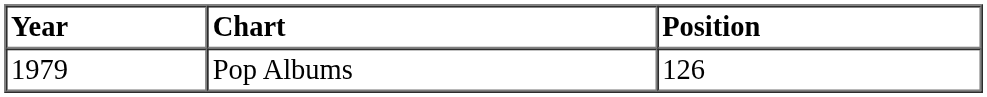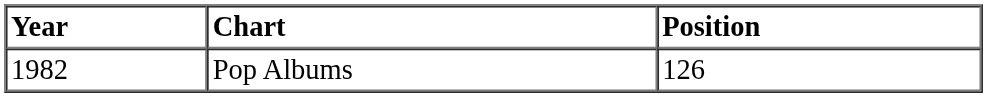(40, 69) 1979 -> (40, 69) 1982
